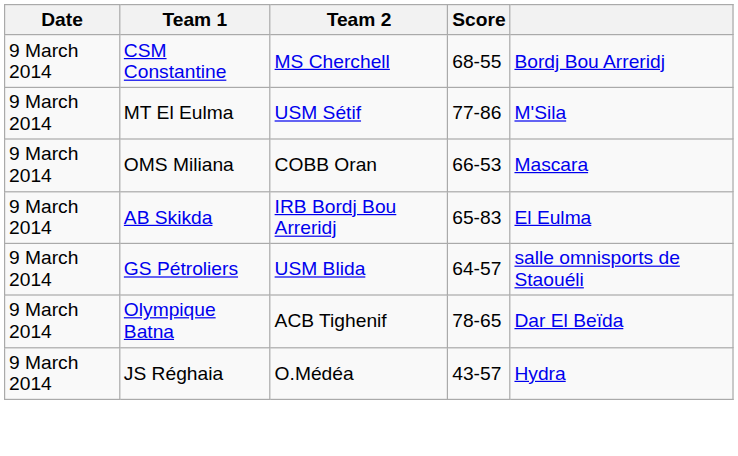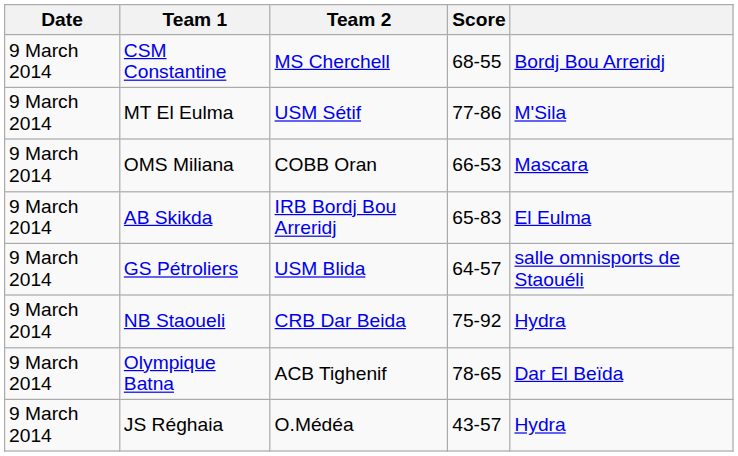+ row: (175, 321)
